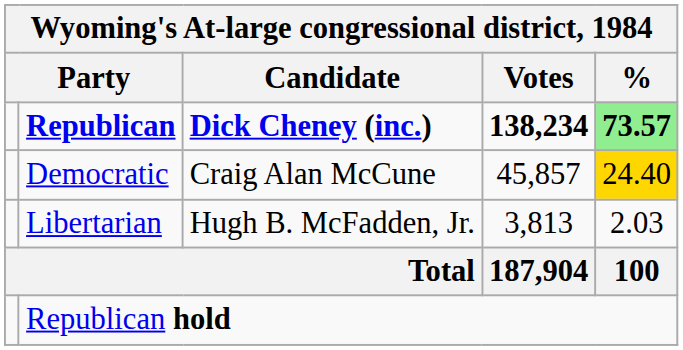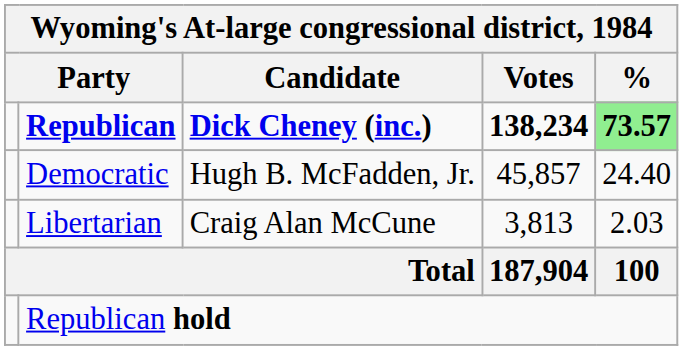(313, 174) Craig Alan McCune -> (332, 174) Hugh B. McFadden, Jr.
(637, 174) gold background -> (637, 174) no background
(332, 222) Hugh B. McFadden, Jr. -> (313, 222) Craig Alan McCune
